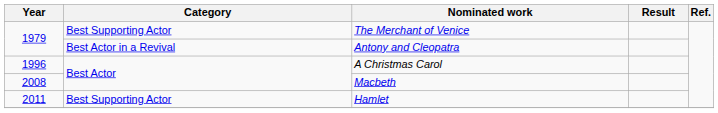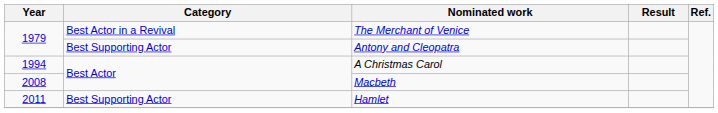(119, 30) Best Supporting Actor -> (121, 30) Best Actor in a Revival
(121, 47) Best Actor in a Revival -> (119, 47) Best Supporting Actor
(34, 64) 1996 -> (34, 64) 1994
